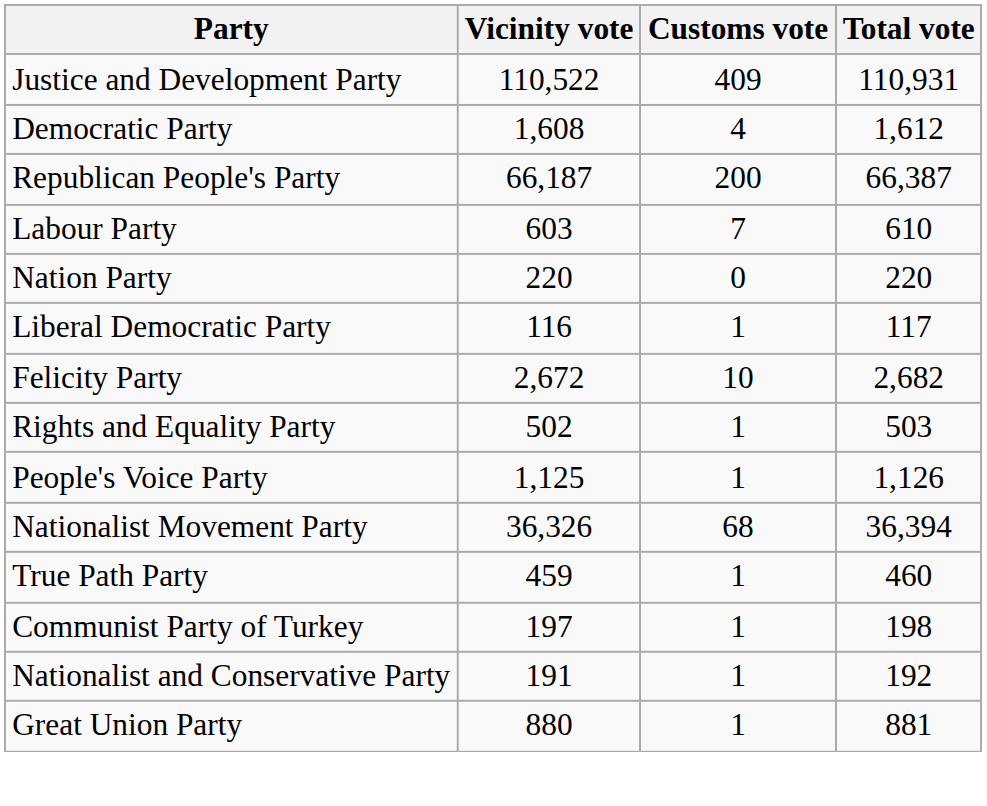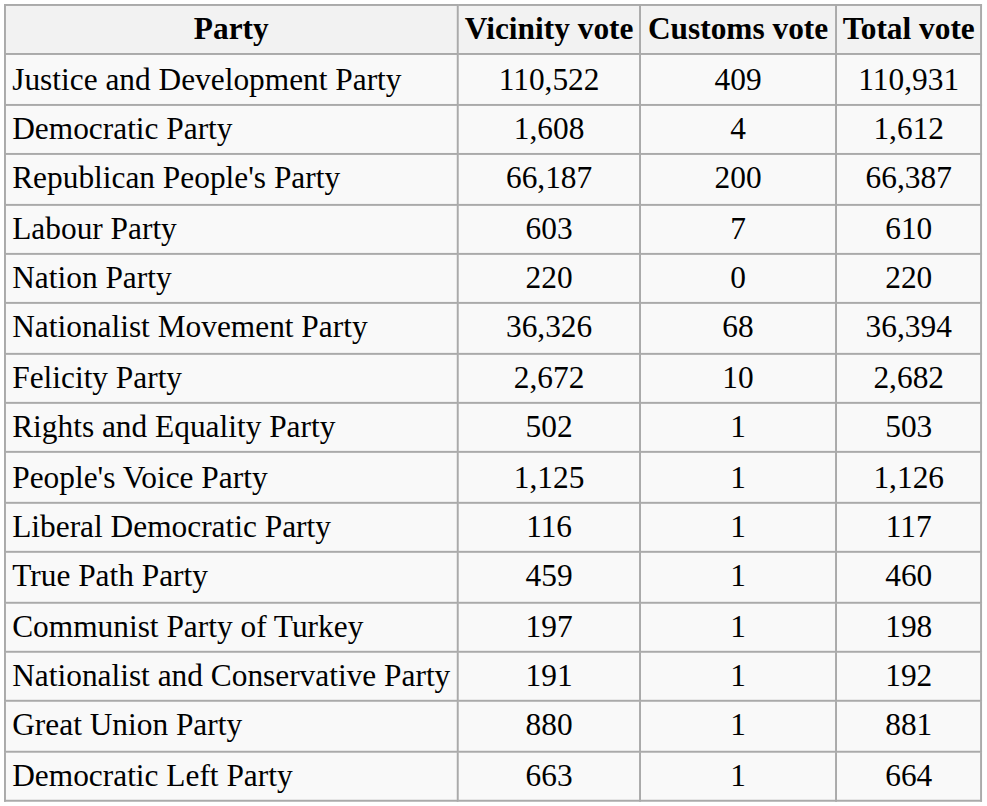rows swapped: (172, 327) <-> (190, 526)
+ row: (152, 775)
